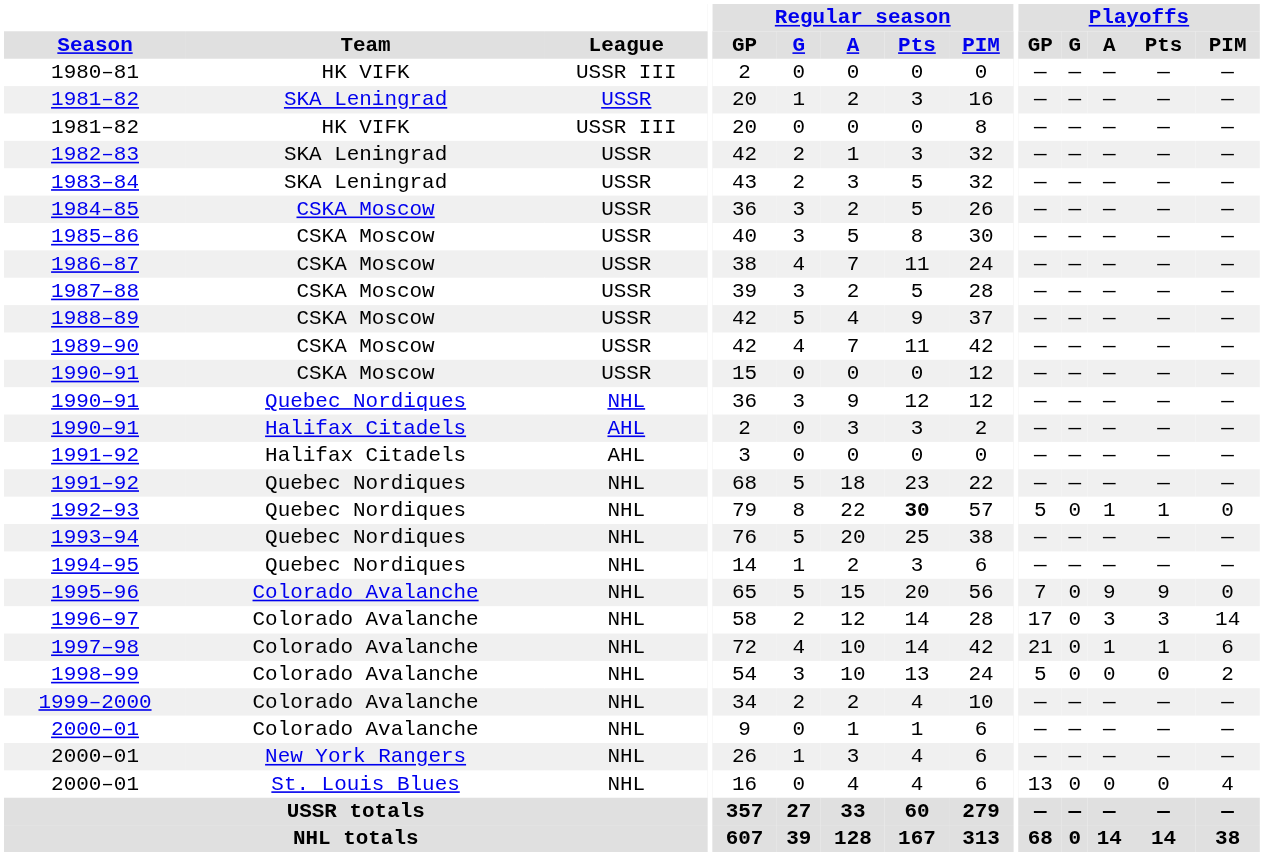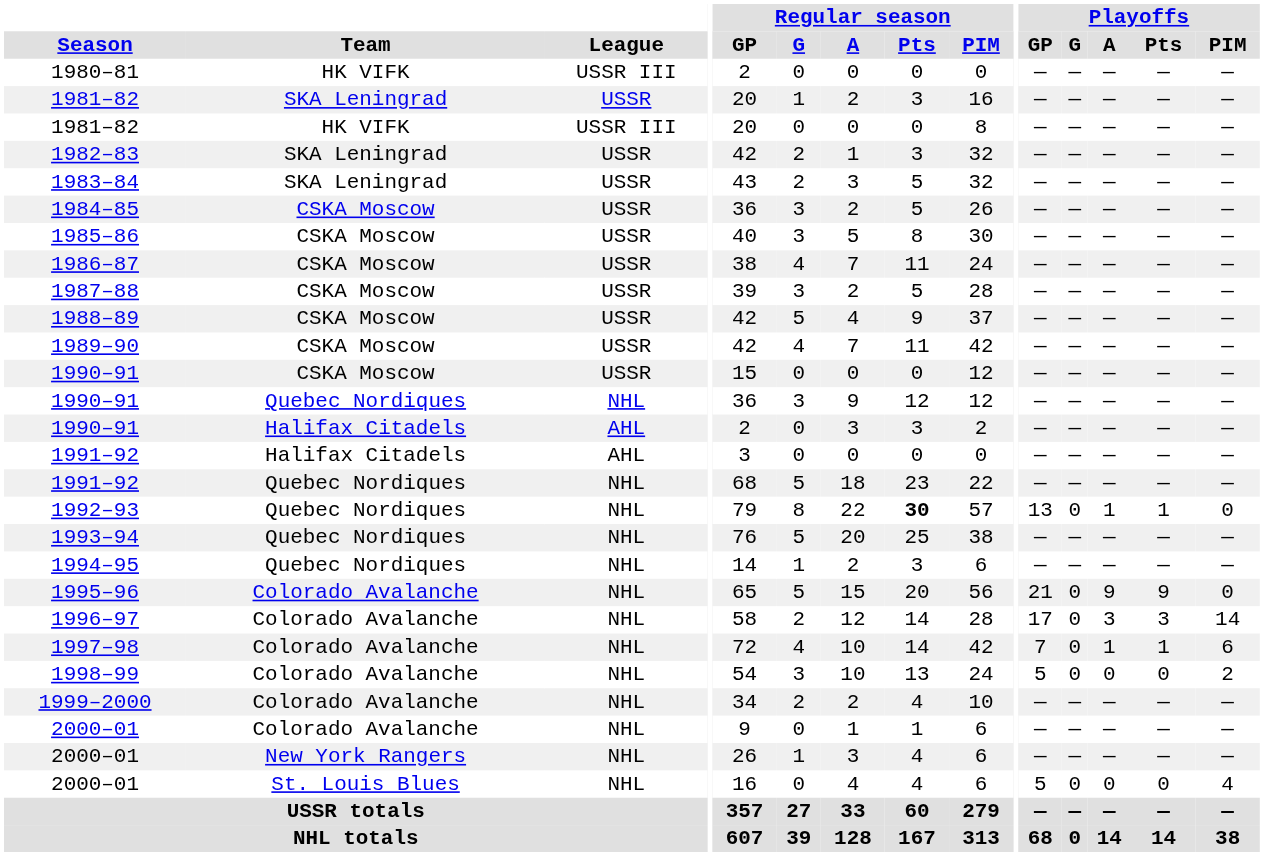(1040, 510) 5 -> (1040, 510) 13
(1040, 592) 7 -> (1040, 592) 21
(1040, 647) 21 -> (1040, 647) 7
(1040, 784) 13 -> (1040, 784) 5
